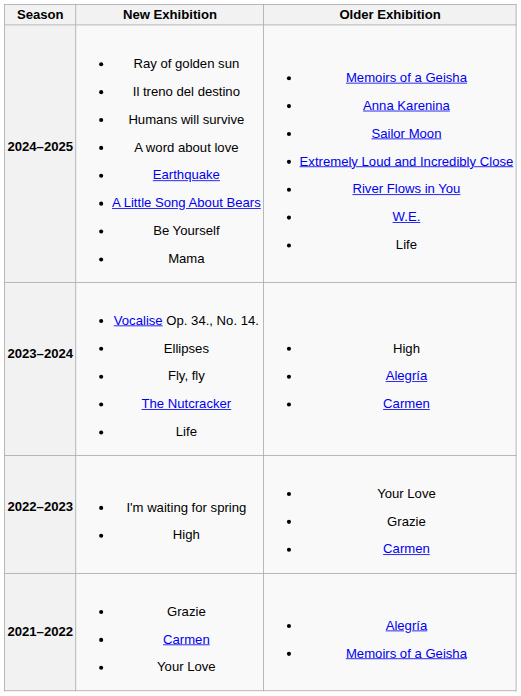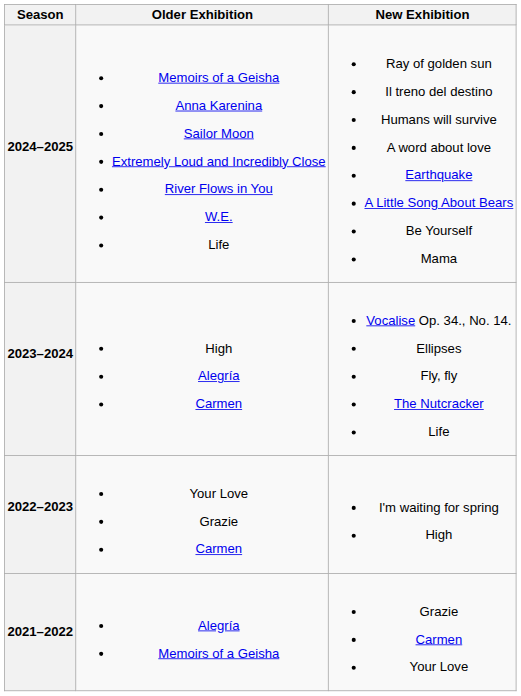columns swapped: (170, 14) <-> (390, 14)
